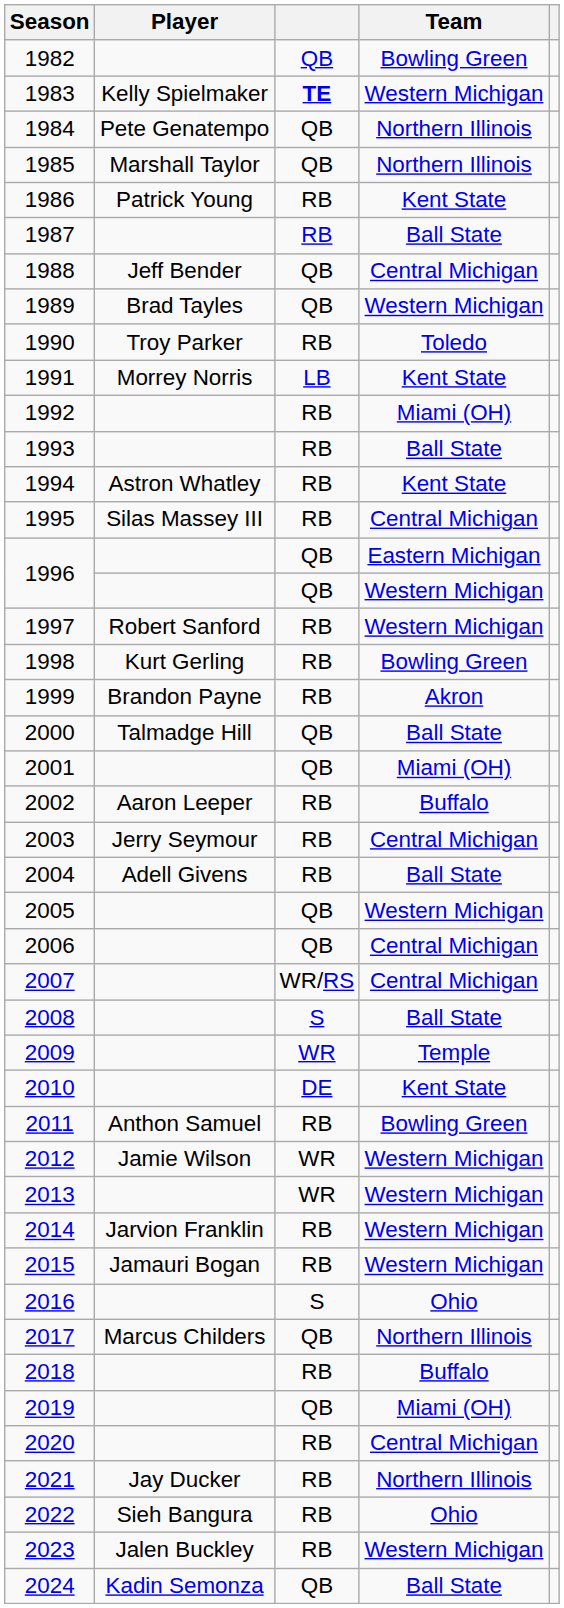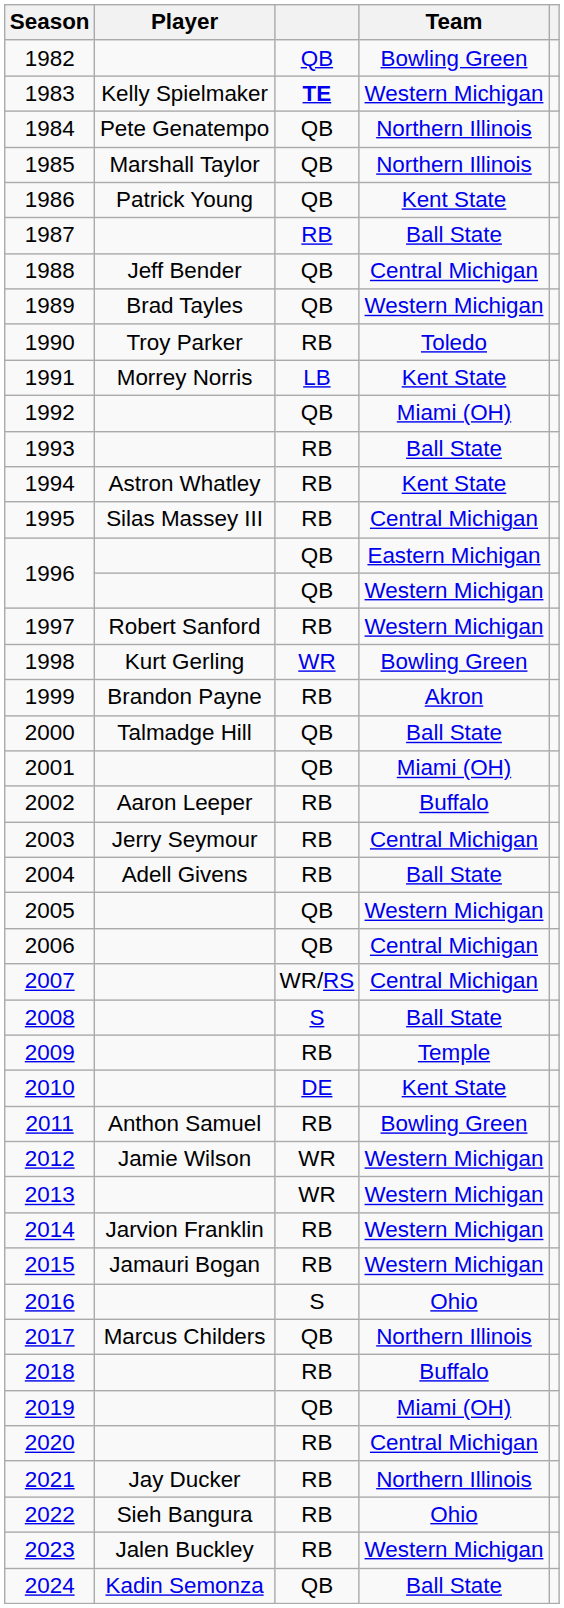(317, 199) RB -> (317, 199) QB
(317, 413) RB -> (317, 413) QB
(317, 661) RB -> (317, 661) WR
(317, 1052) WR -> (317, 1052) RB
